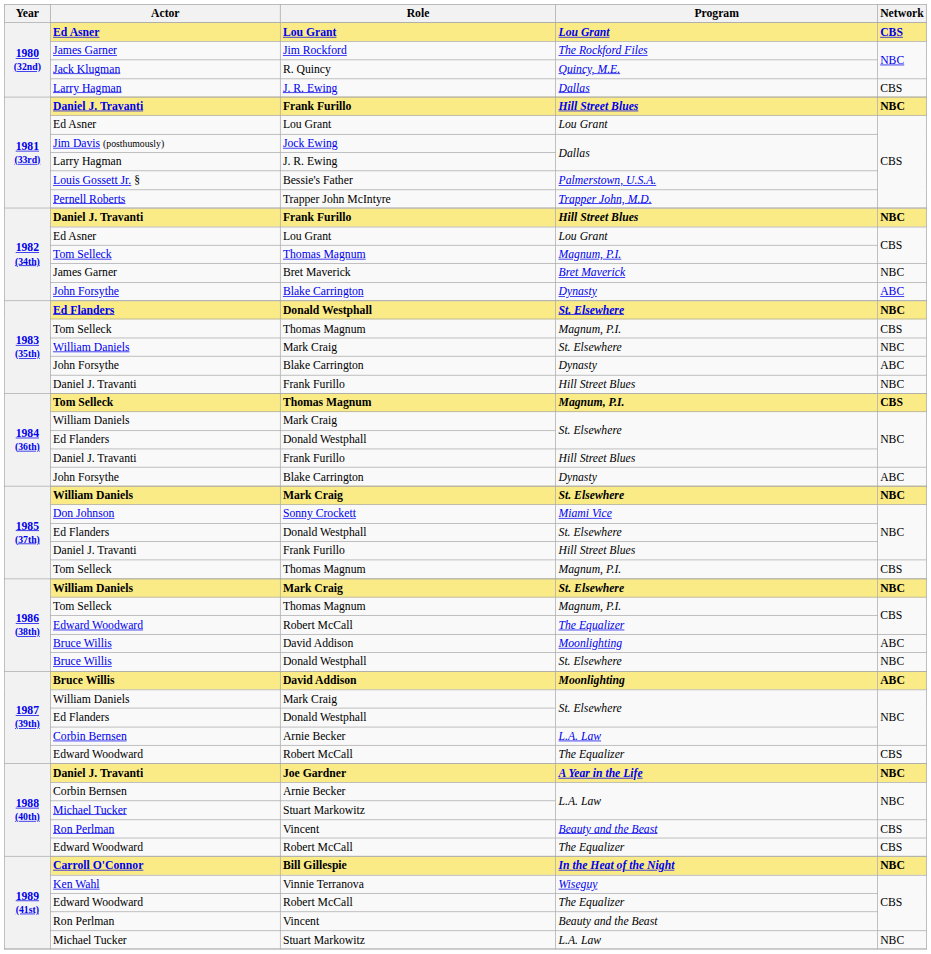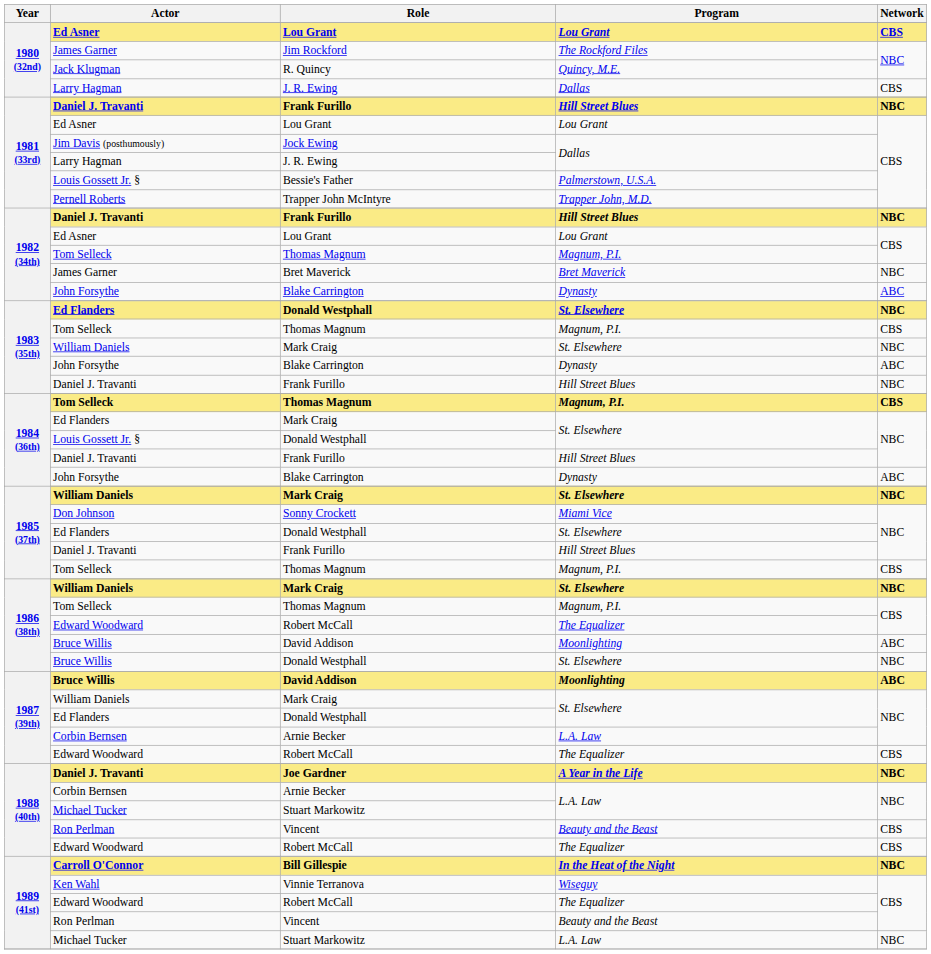(91, 421) William Daniels -> (81, 421) Ed Flanders
(81, 439) Ed Flanders -> (97, 439) Louis Gossett Jr. §
